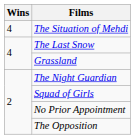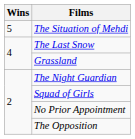(9, 28) 4 -> (9, 28) 5
